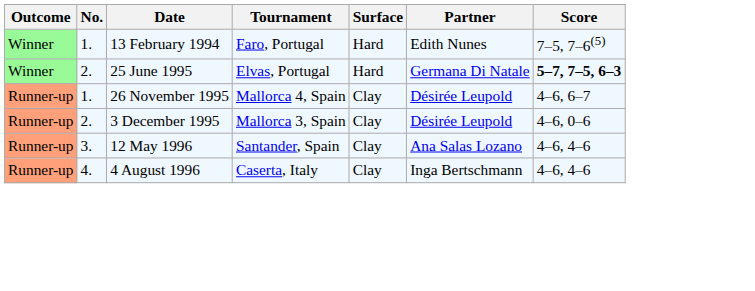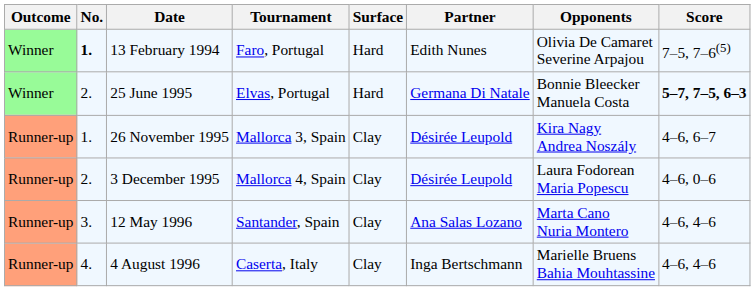+ column: (596, 16)
(86, 43) normal -> (86, 50) bold
(291, 95) Mallorca 4, Spain -> (291, 135) Mallorca 3, Spain
(291, 120) Mallorca 3, Spain -> (291, 178) Mallorca 4, Spain
